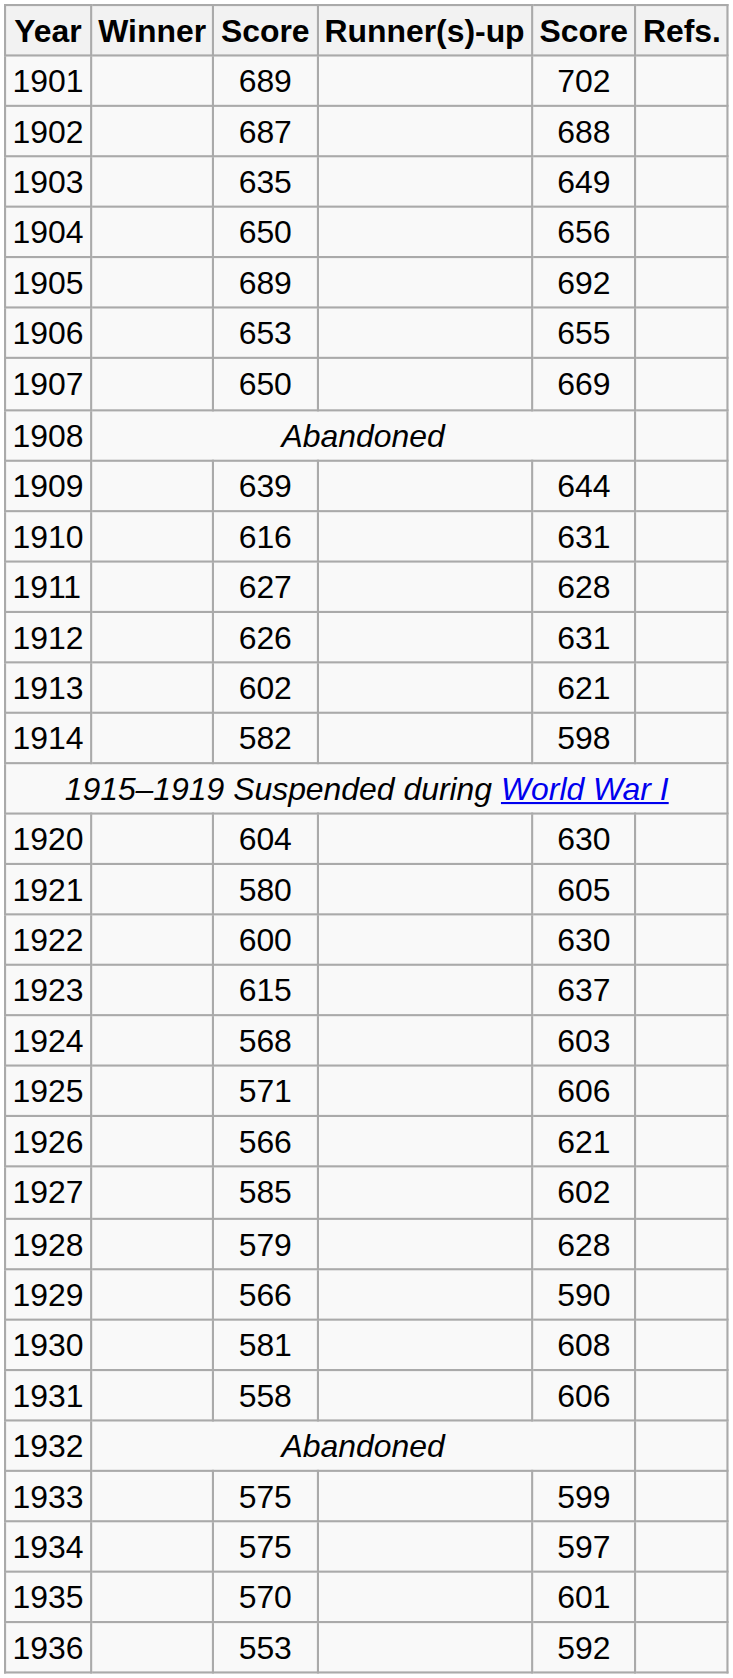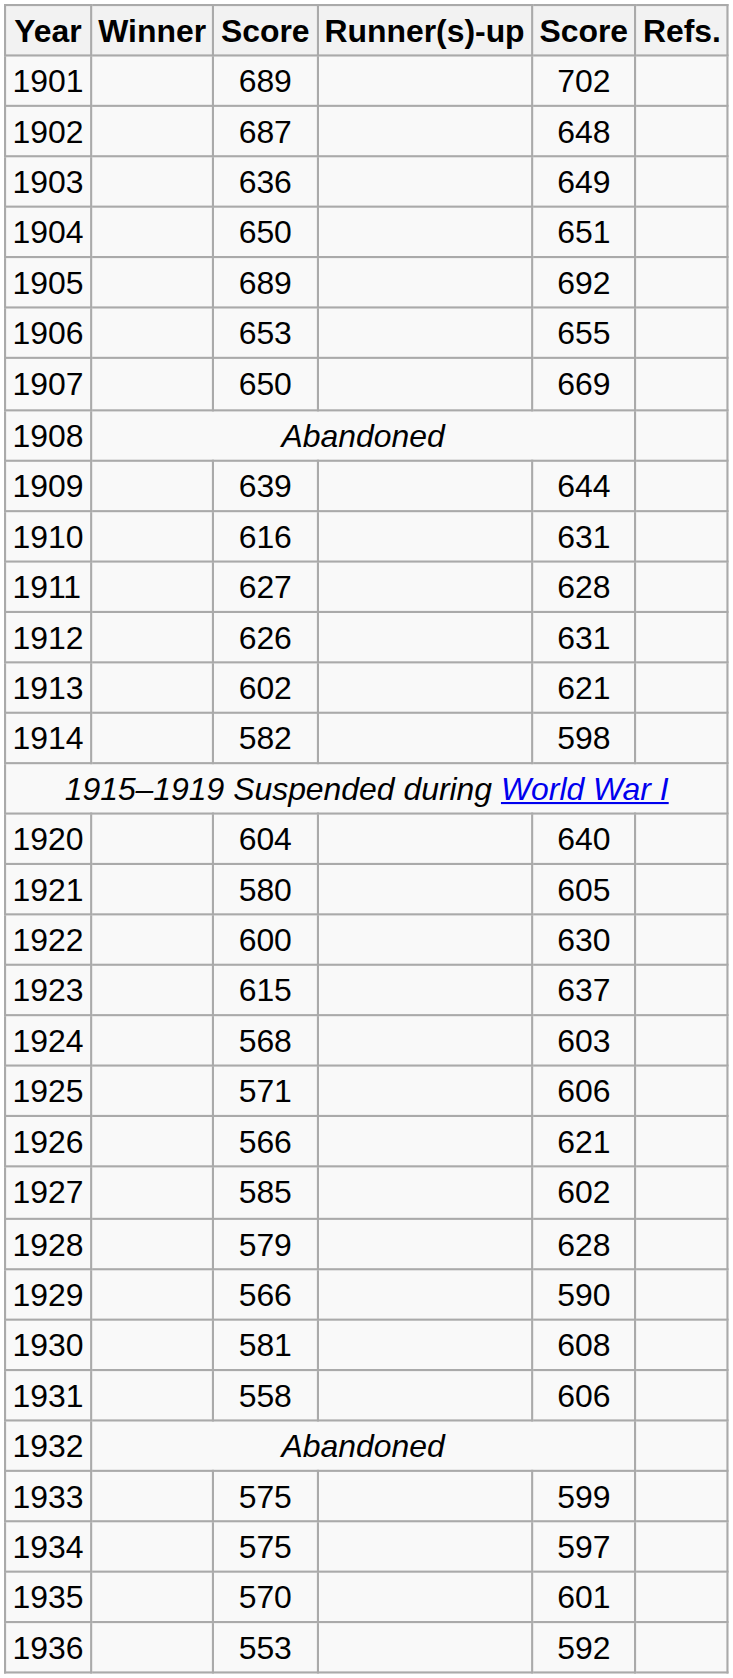(584, 132) 688 -> (584, 132) 648
(265, 182) 635 -> (265, 182) 636
(584, 233) 656 -> (584, 233) 651
(584, 839) 630 -> (584, 839) 640
